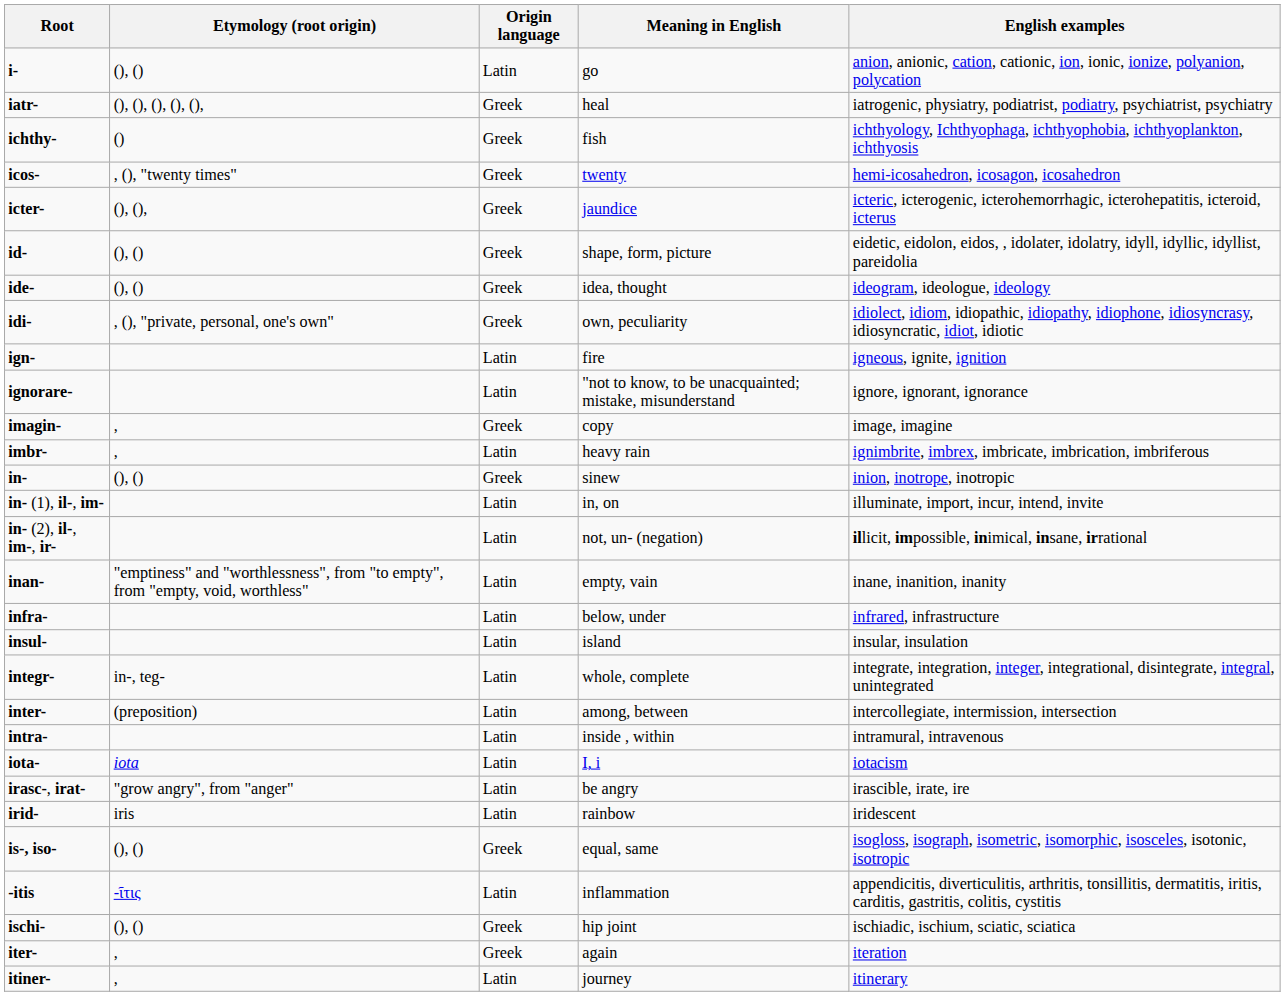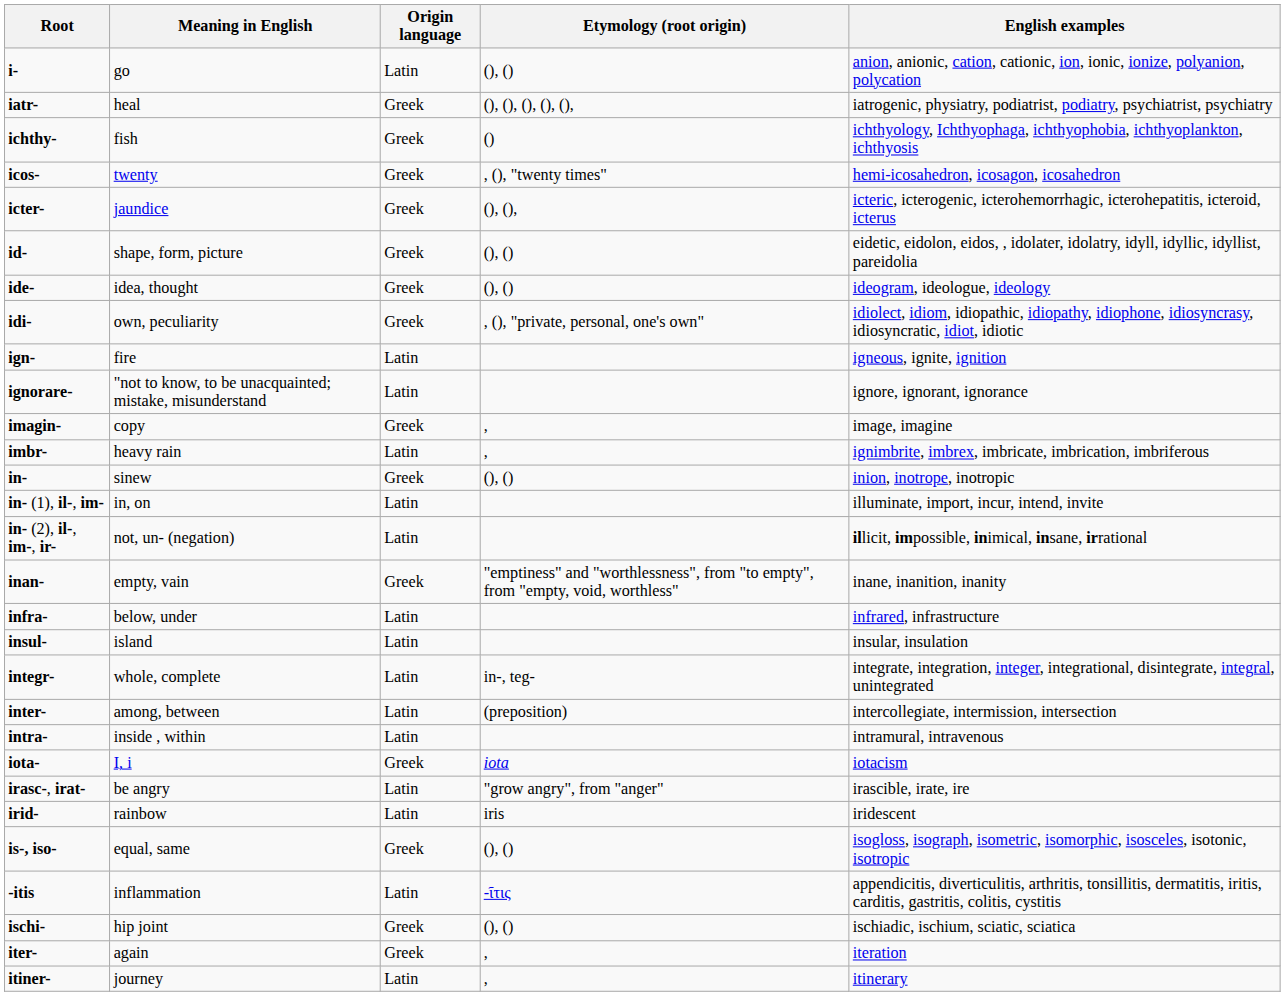columns swapped: (714, 26) <-> (295, 26)
(500, 581) Latin -> (404, 581) Greek
(500, 762) Latin -> (404, 762) Greek
